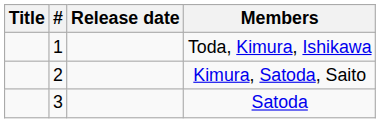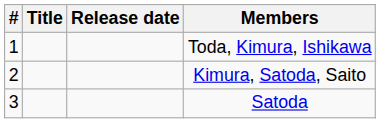columns swapped: (58, 18) <-> (27, 18)
